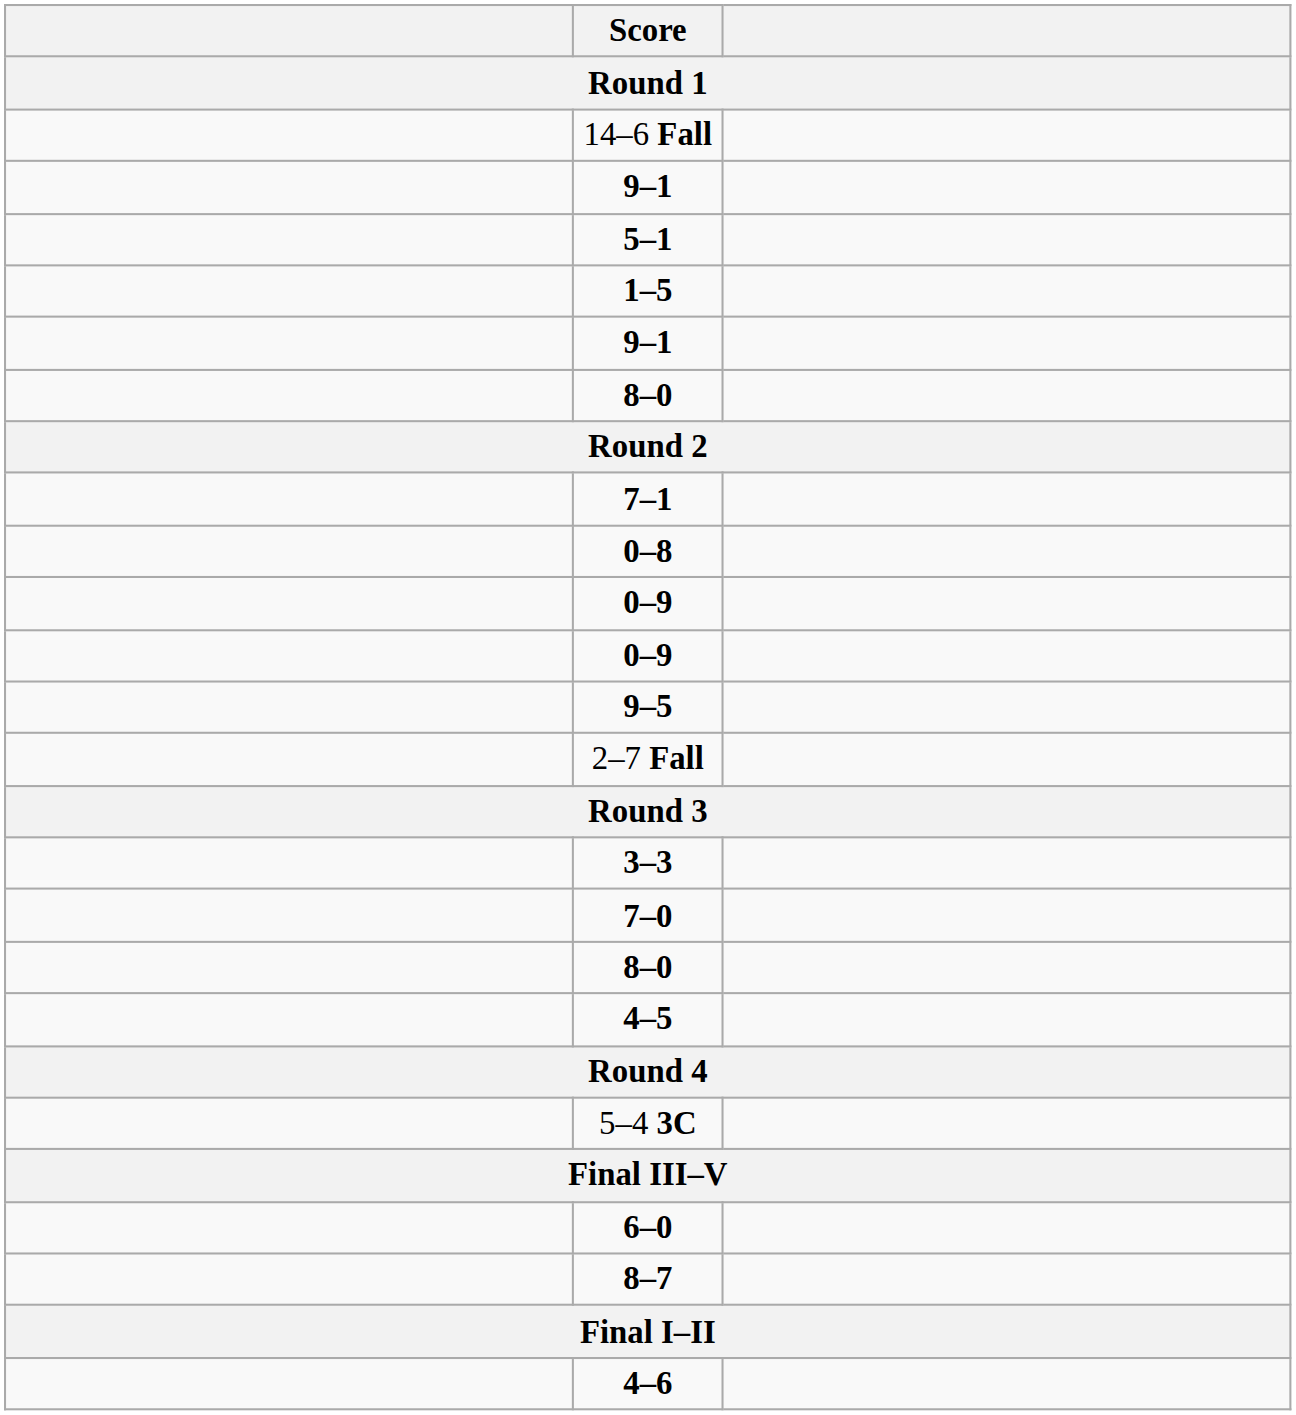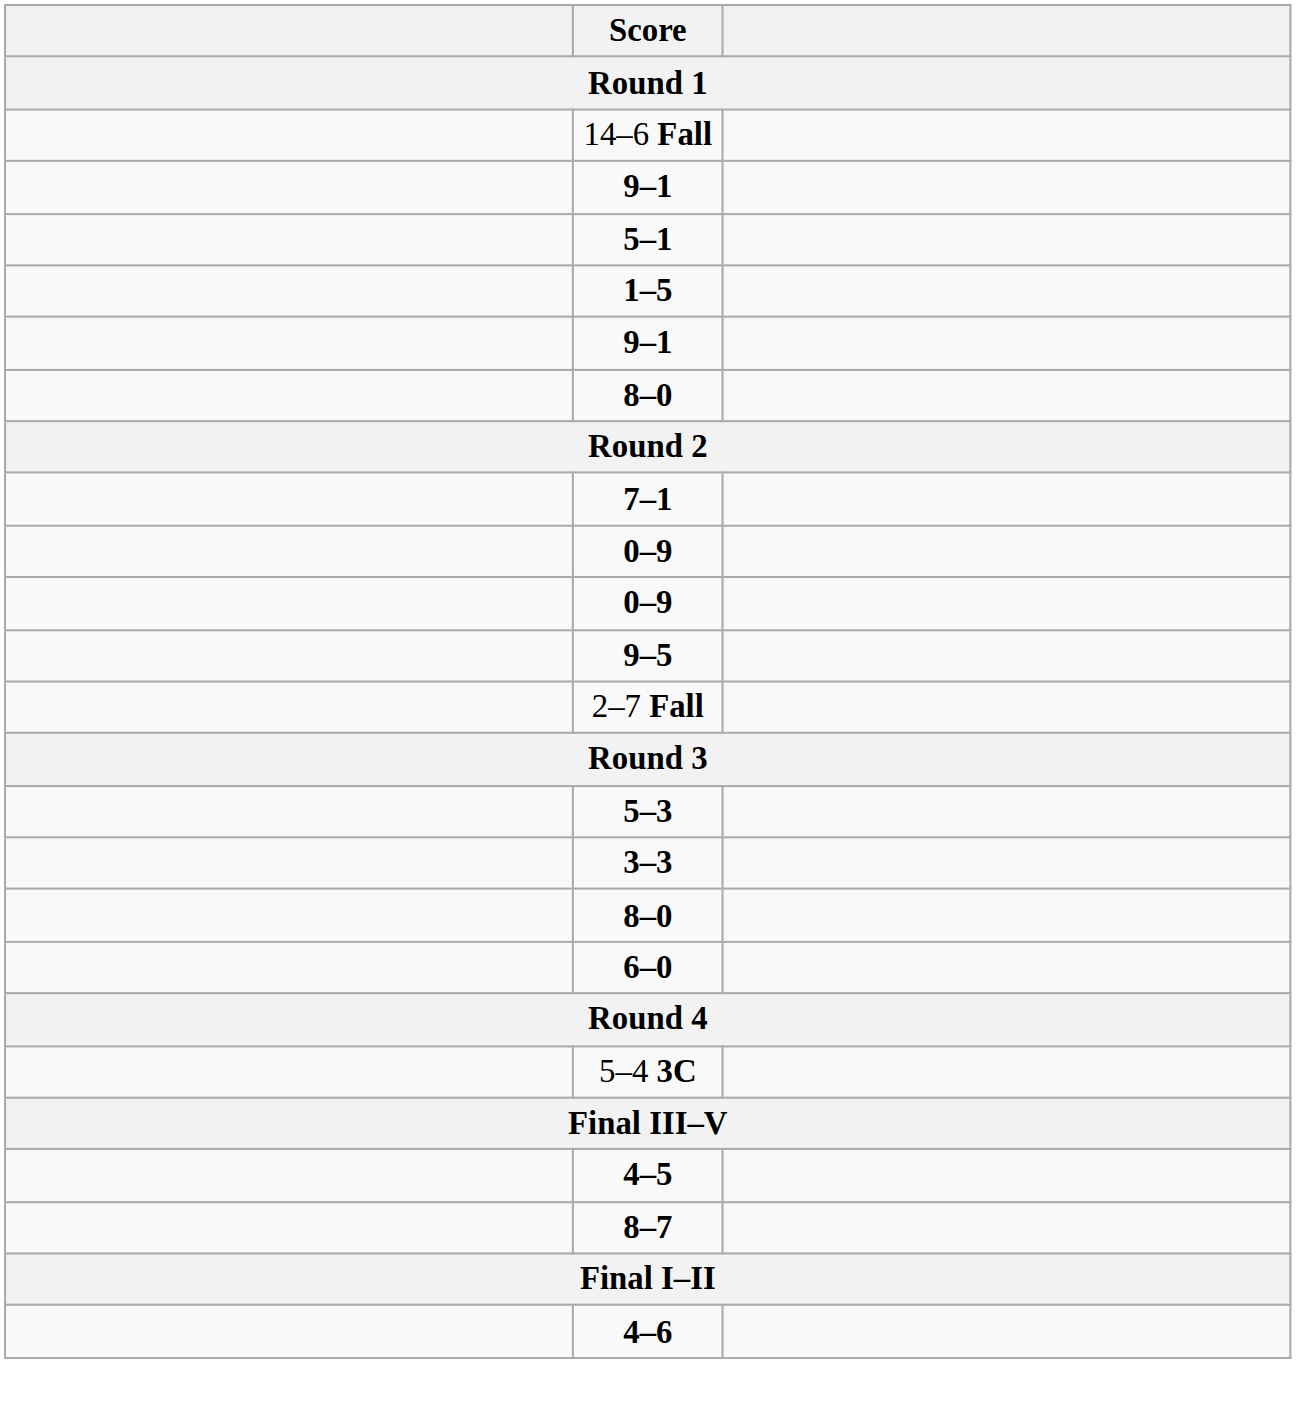- row: (289, 551)
+ row: (289, 811)
- row: (289, 915)
rows swapped: (289, 1227) <-> (289, 1019)
